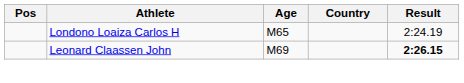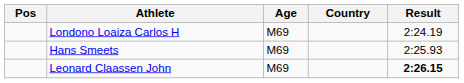(278, 31) M65 -> (278, 31) M69
+ row: (84, 50)
